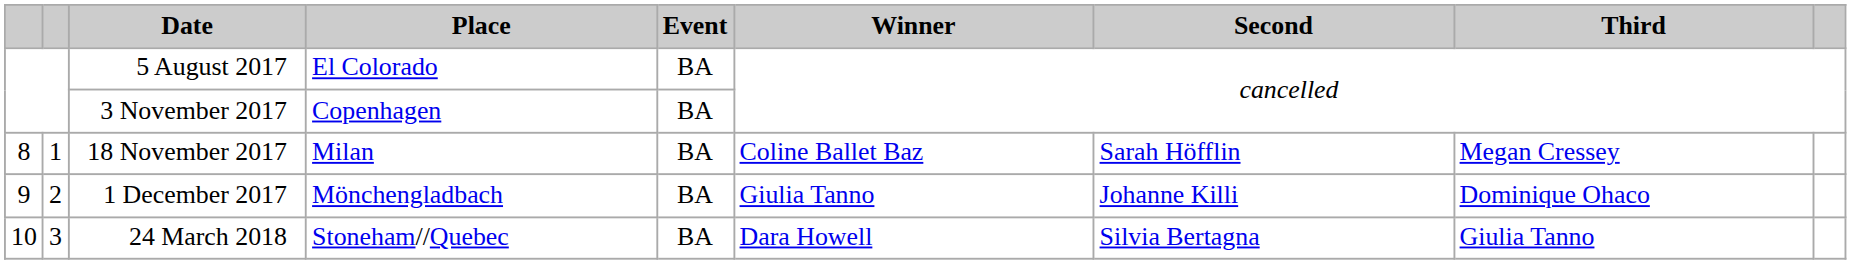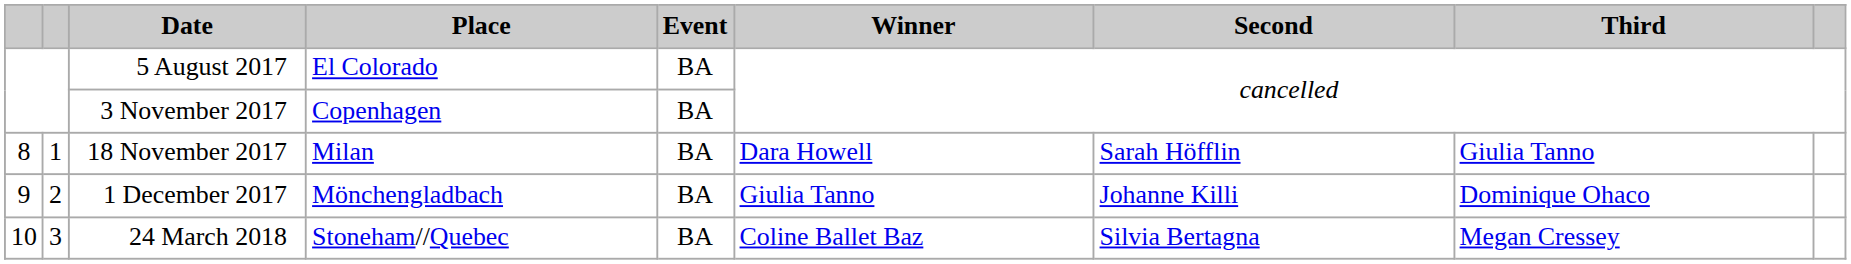(831, 152) Coline Ballet Baz -> (806, 152) Dara Howell
(1540, 152) Megan Cressey -> (1527, 152) Giulia Tanno
(806, 236) Dara Howell -> (831, 236) Coline Ballet Baz
(1527, 236) Giulia Tanno -> (1540, 236) Megan Cressey
